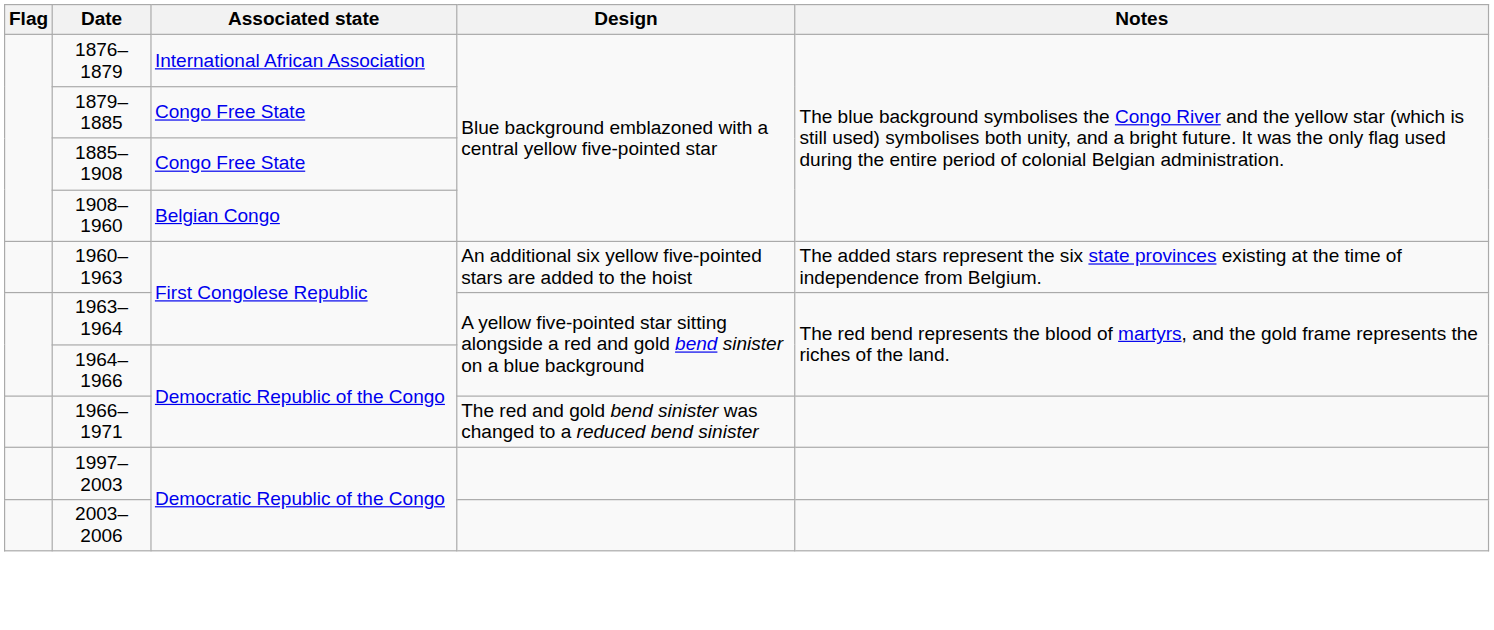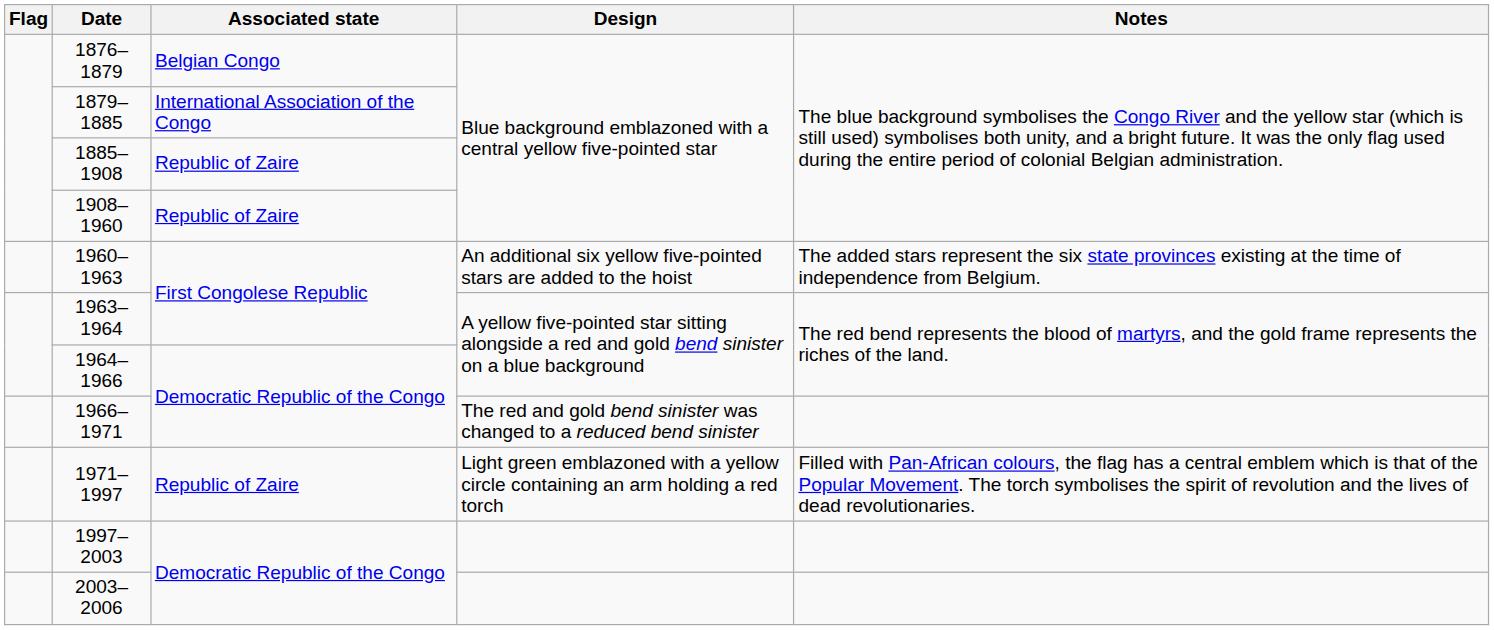(290, 60) International African Association -> (217, 60) Belgian Congo
(230, 112) Congo Free State -> (285, 112) International Association of the Congo
(230, 163) Congo Free State -> (227, 163) Republic of Zaire
(217, 215) Belgian Congo -> (227, 215) Republic of Zaire
+ row: (102, 484)
